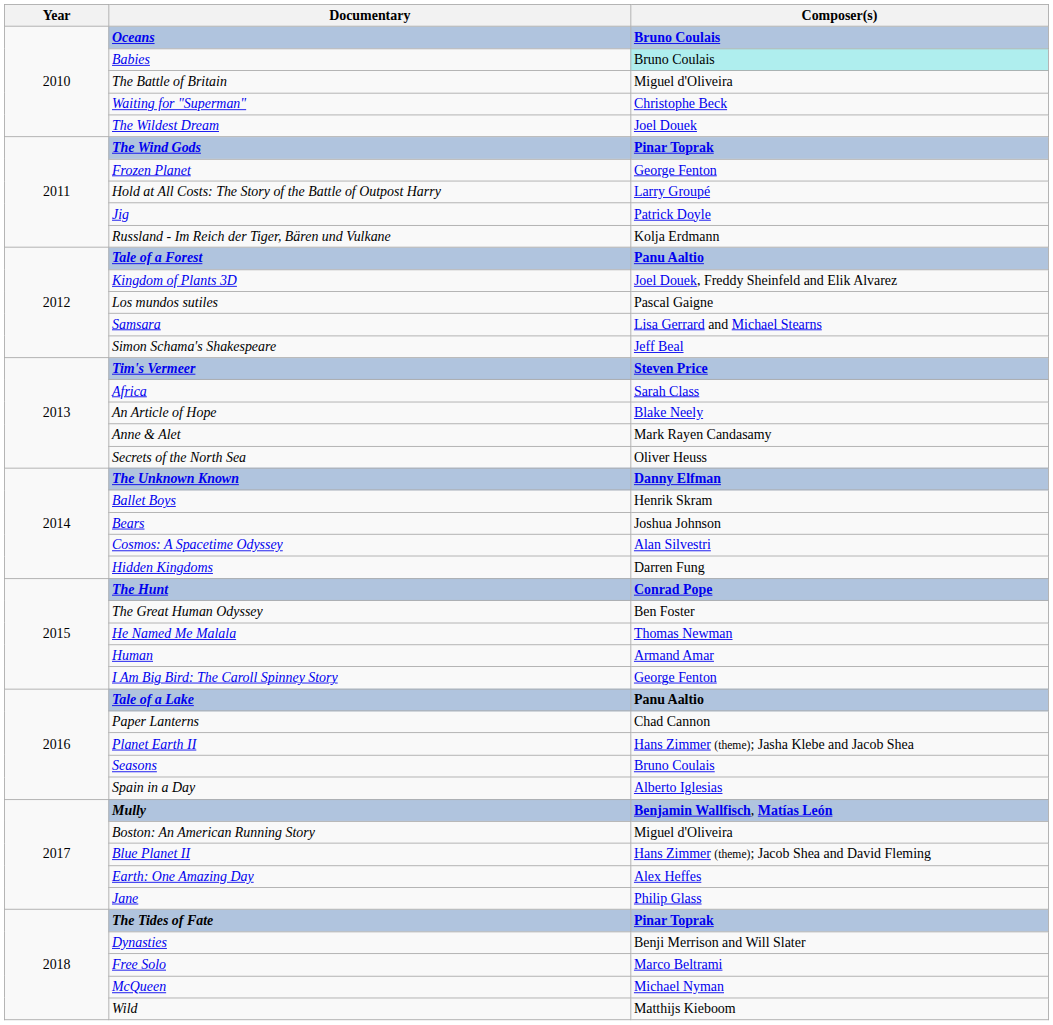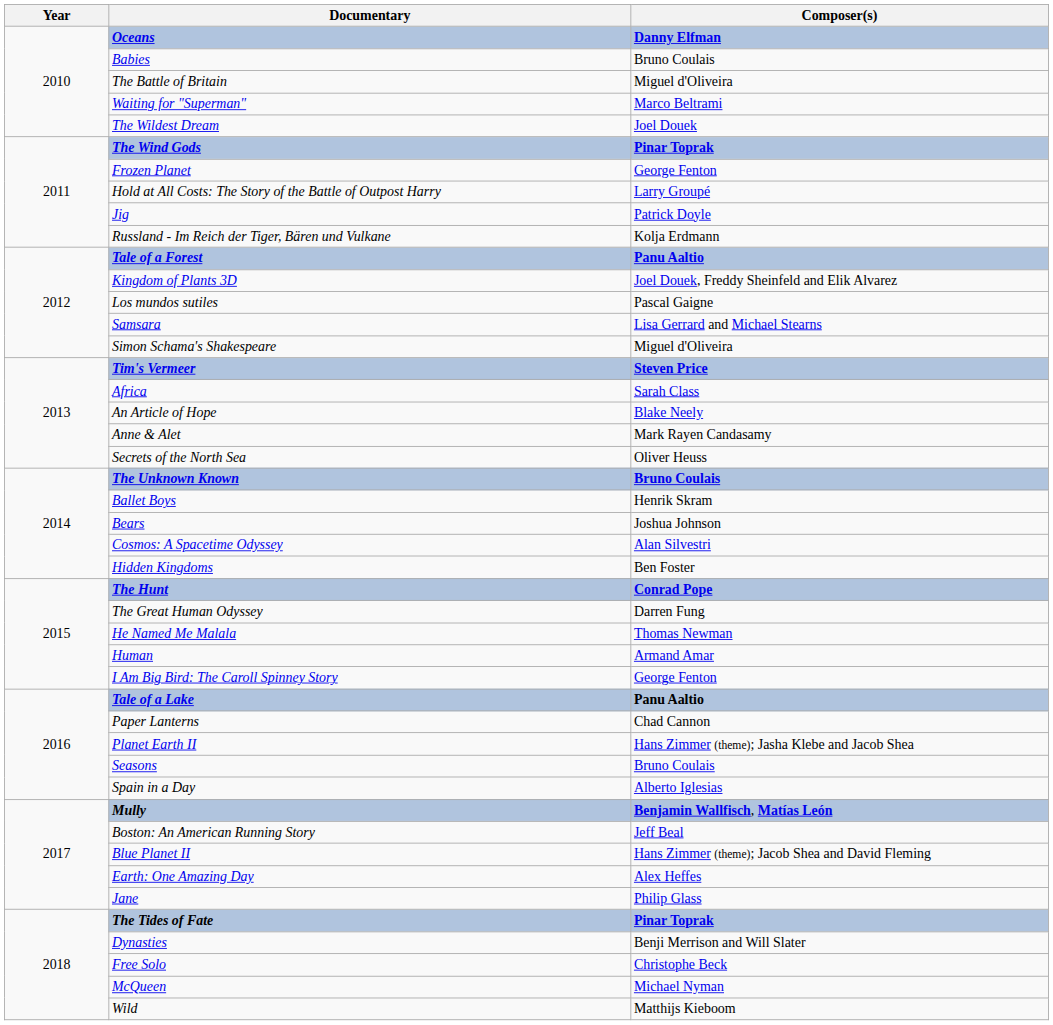(677, 37) Bruno Coulais -> (677, 37) Danny Elfman
(674, 59) paleturquoise background -> (674, 59) no background
(681, 103) Christophe Beck -> (678, 103) Marco Beltrami
(659, 346) Jeff Beal -> (683, 346) Miguel d'Oliveira
(677, 479) Danny Elfman -> (677, 479) Bruno Coulais
(669, 567) Darren Fung -> (664, 567) Ben Foster
(664, 611) Ben Foster -> (669, 611) Darren Fung
(683, 832) Miguel d'Oliveira -> (659, 832) Jeff Beal
(678, 964) Marco Beltrami -> (681, 964) Christophe Beck
